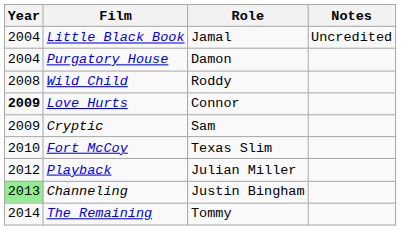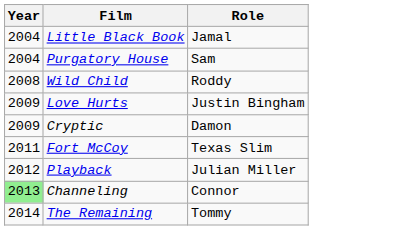- column: (352, 16)
(211, 60) Damon -> (203, 60) Sam
(24, 104) bold -> (24, 104) normal
(215, 104) Connor -> (248, 104) Justin Bingham
(203, 126) Sam -> (211, 126) Damon
(24, 148) 2010 -> (24, 148) 2011
(248, 192) Justin Bingham -> (215, 192) Connor
